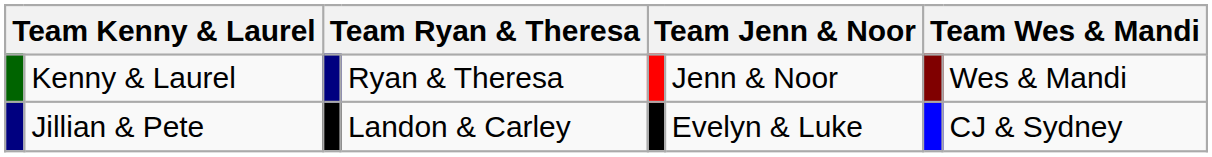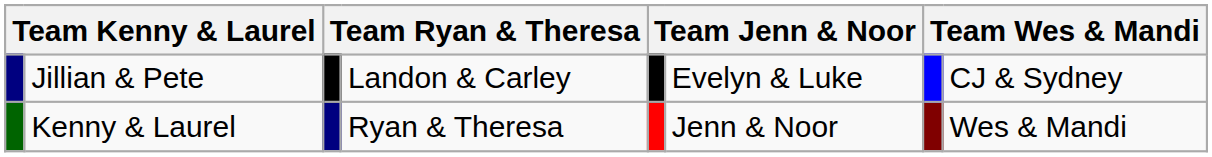rows swapped: (134, 78) <-> (118, 126)
